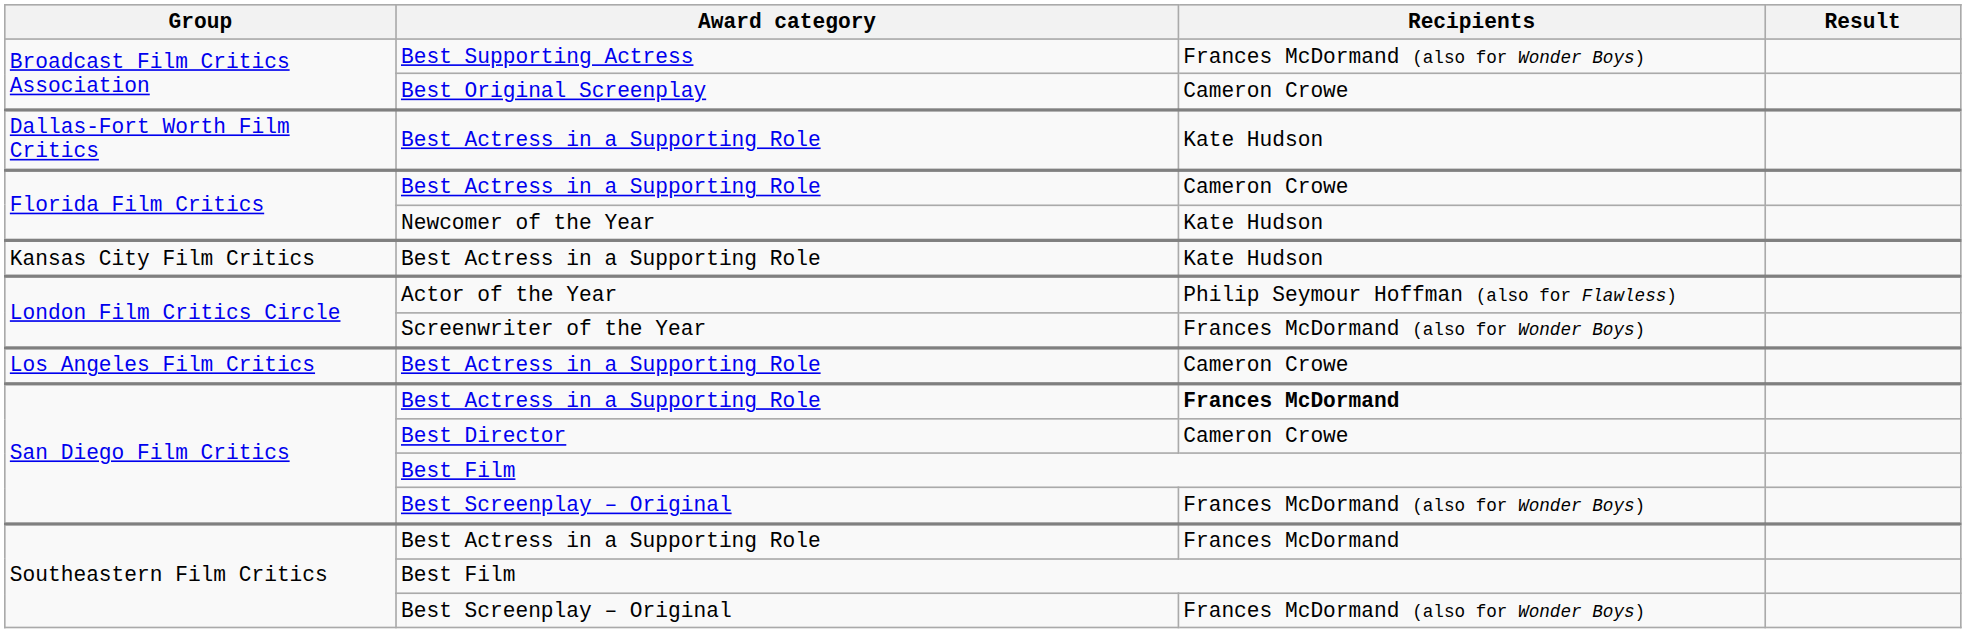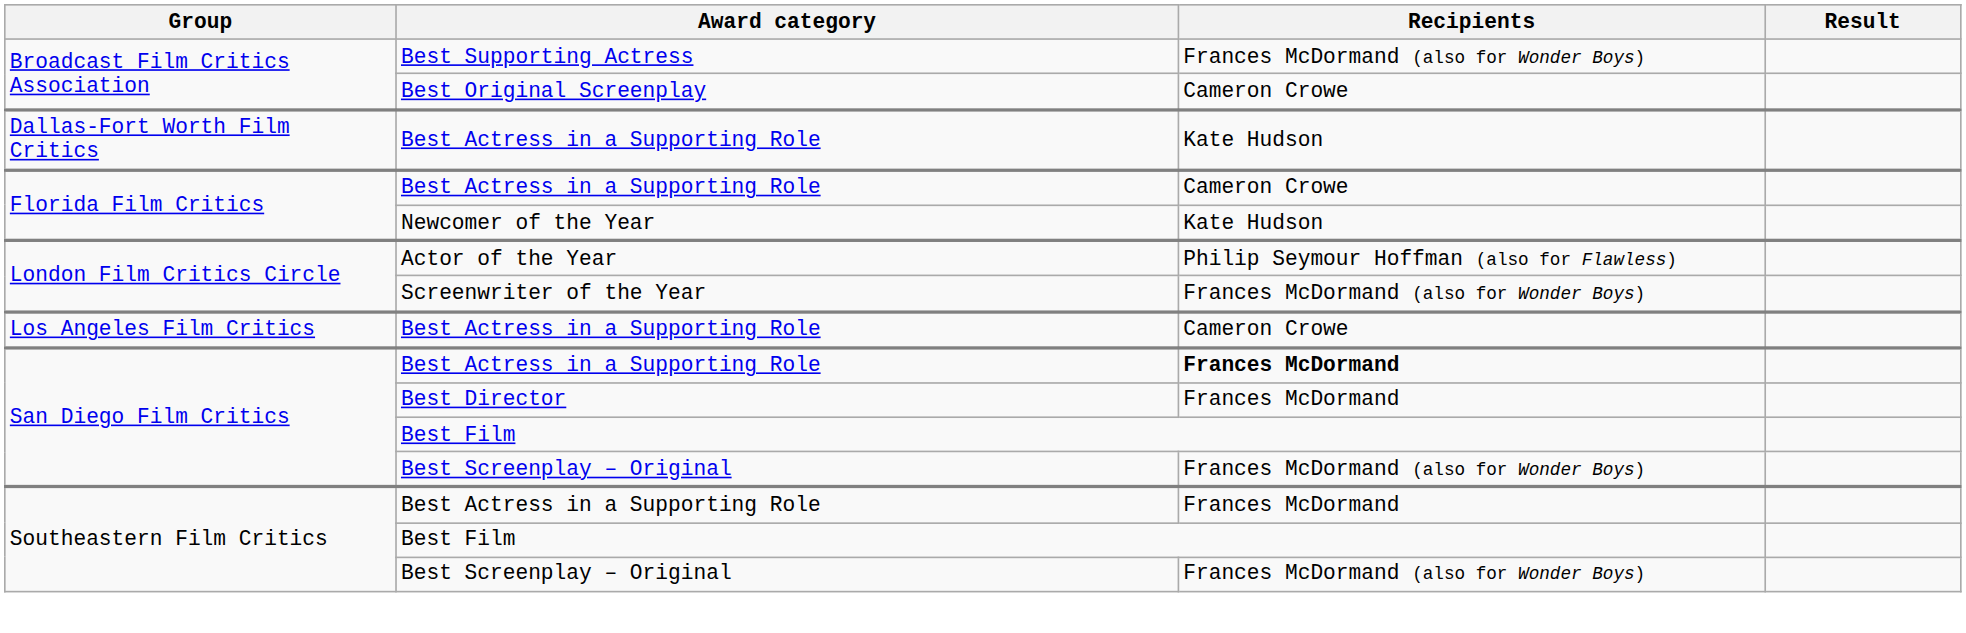- row: (162, 259)
(1266, 436) Cameron Crowe -> (1291, 400) Frances McDormand
